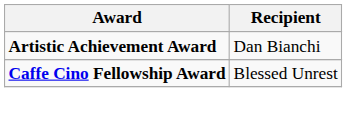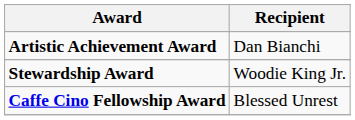+ row: (81, 73)
